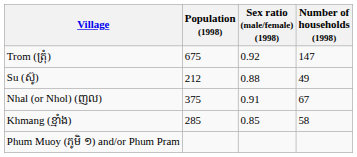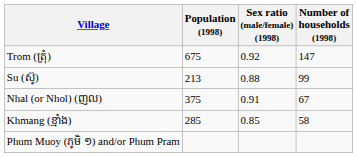(193, 78) 212 -> (193, 78) 213
(304, 78) 49 -> (304, 78) 99
